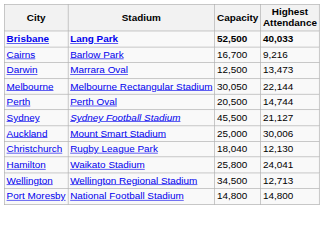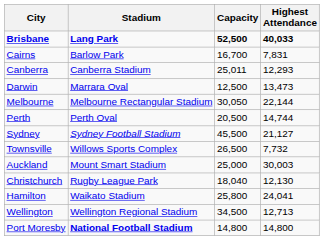(275, 54) 9,216 -> (275, 54) 7,831
+ row: (27, 70)
+ row: (29, 149)
(278, 133) 30,006 -> (278, 165) 30,003
(127, 196) normal -> (131, 228) bold
